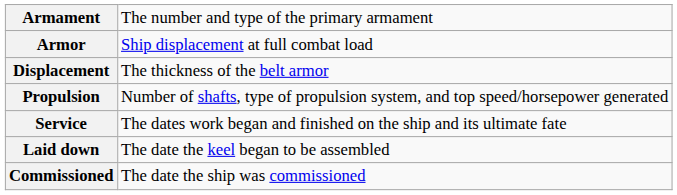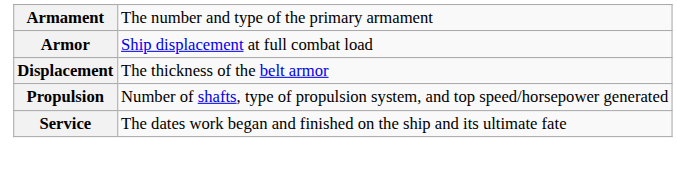- row: (61, 149)
- row: (61, 176)
